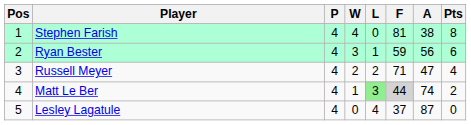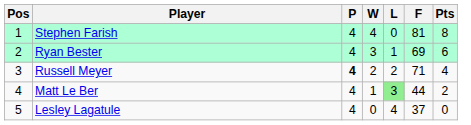- column: (427, 14)
(399, 52) 59 -> (419, 52) 69
(335, 71) normal -> (352, 71) bold
(399, 91) lightgrey background -> (419, 91) no background
